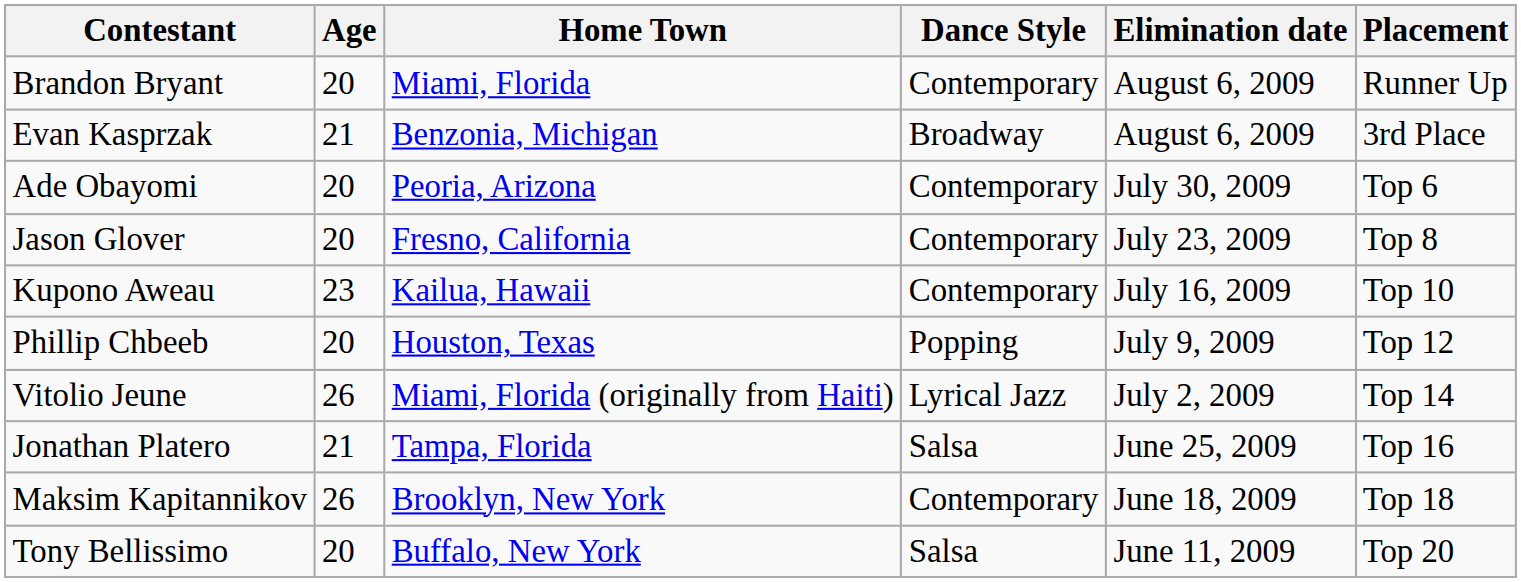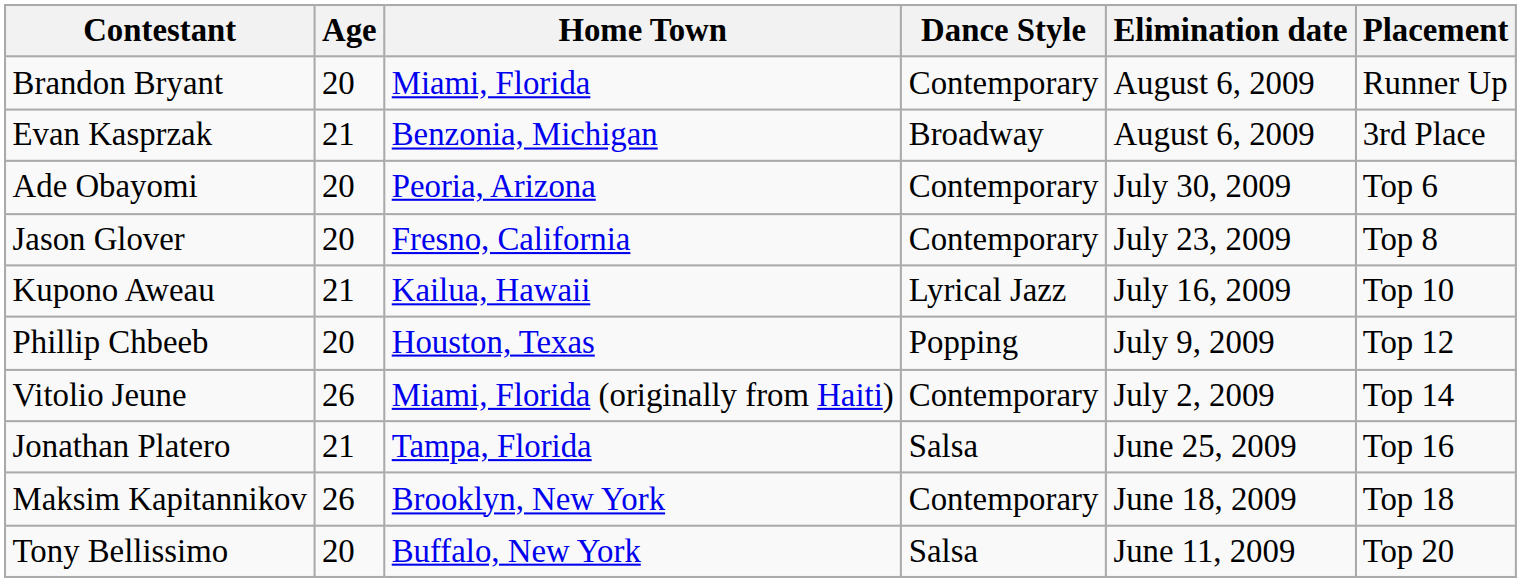(338, 290) 23 -> (338, 290) 21
(1004, 290) Contemporary -> (988, 290) Lyrical Jazz
(988, 394) Lyrical Jazz -> (1004, 394) Contemporary
